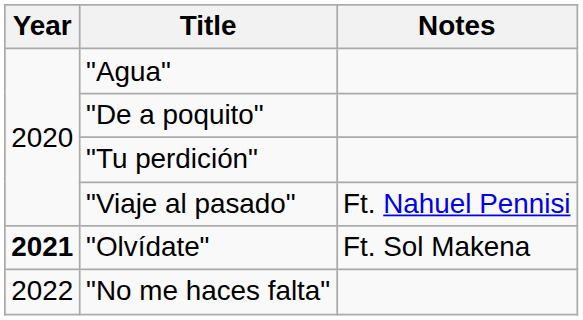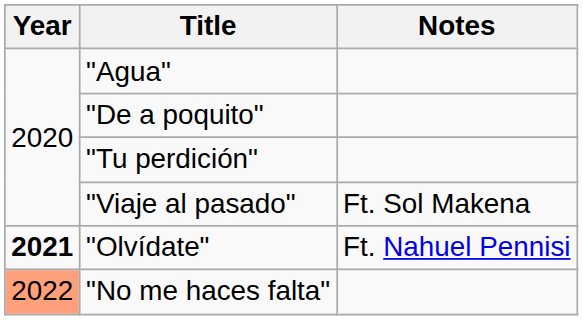(457, 203) Ft. Nahuel Pennisi -> (437, 203) Ft. Sol Makena
(437, 247) Ft. Sol Makena -> (457, 247) Ft. Nahuel Pennisi
(42, 291) no background -> (42, 291) lightsalmon background
